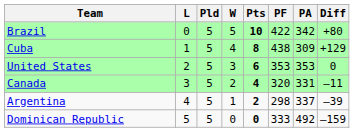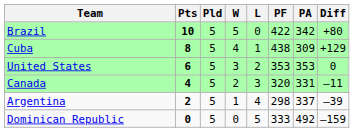columns swapped: (256, 13) <-> (186, 13)
